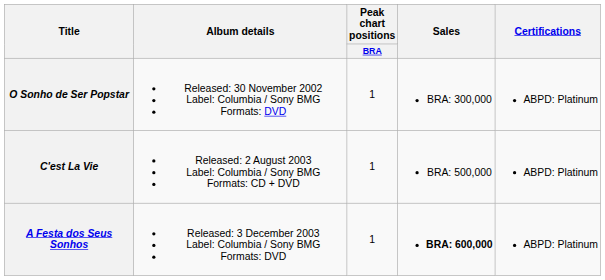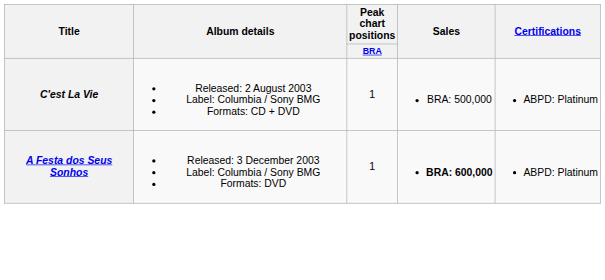- row: (69, 94)
